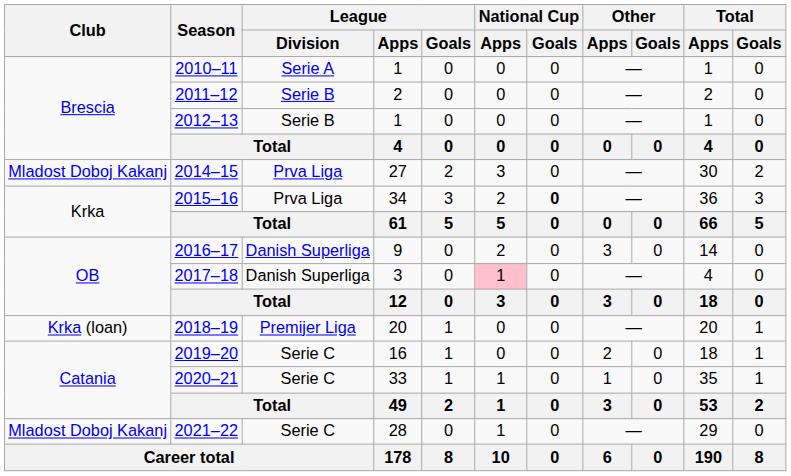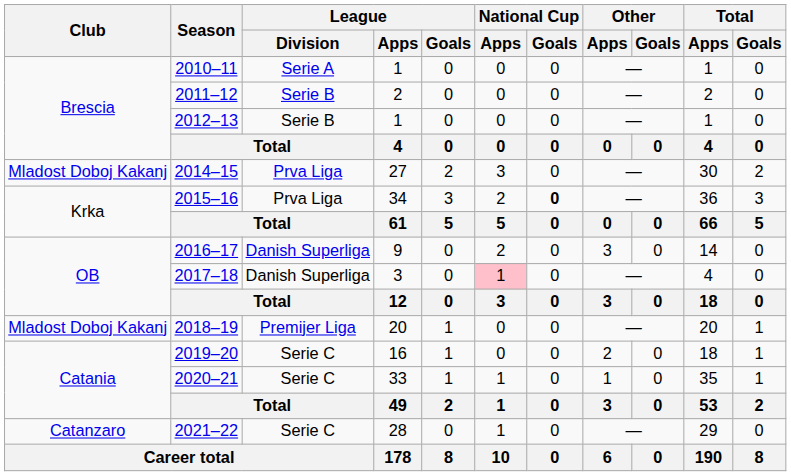(88, 328) Krka (loan) -> (88, 328) Mladost Doboj Kakanj
(88, 431) Mladost Doboj Kakanj -> (88, 431) Catanzaro
